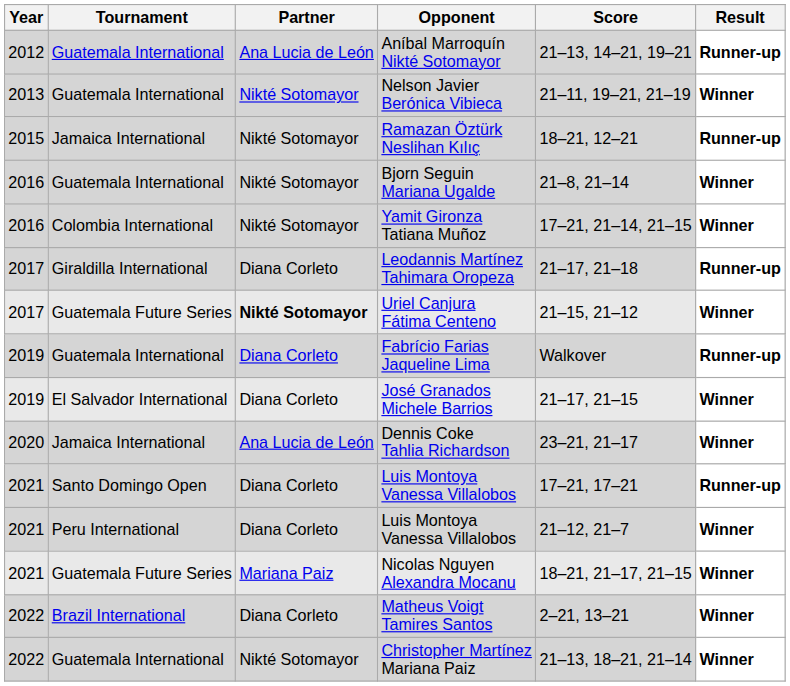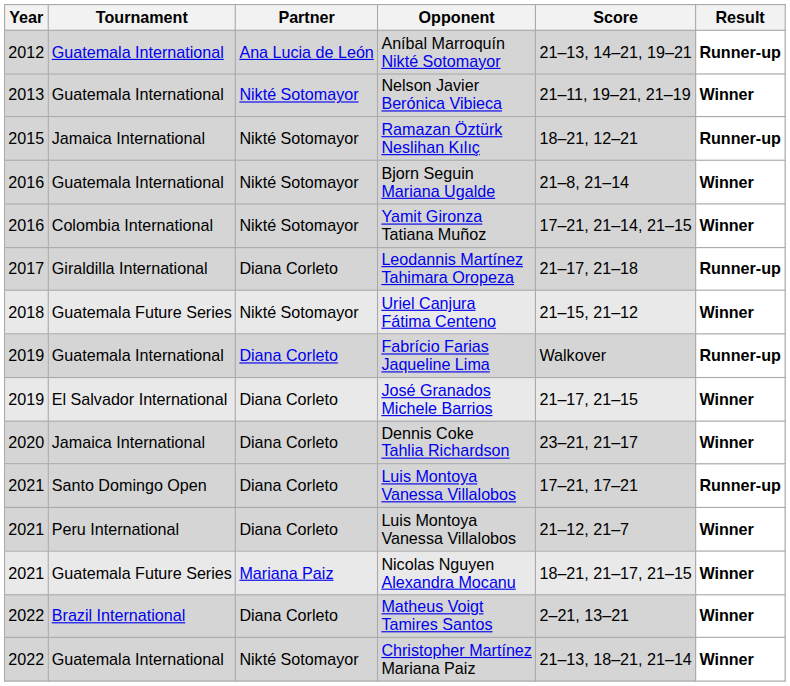(26, 313) 2017 -> (26, 313) 2018
(303, 313) bold -> (299, 313) normal
(307, 443) Ana Lucia de León -> (289, 443) Diana Corleto
